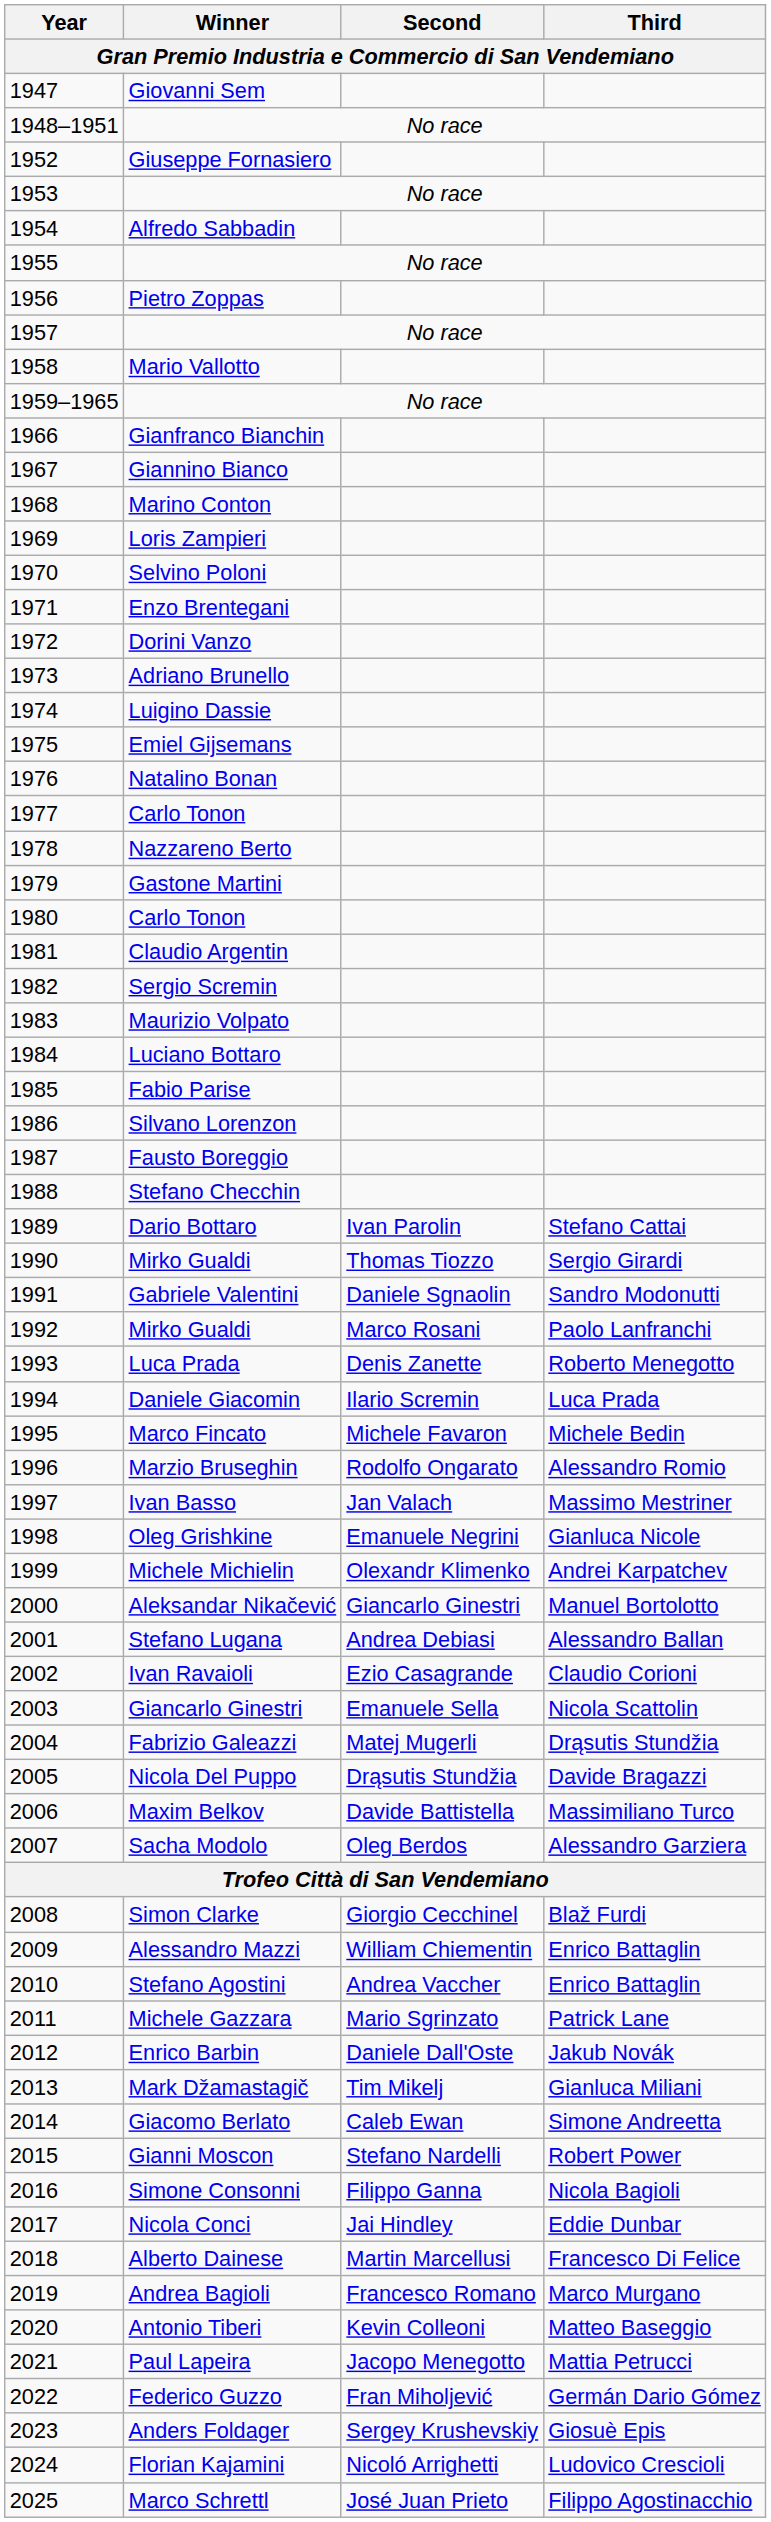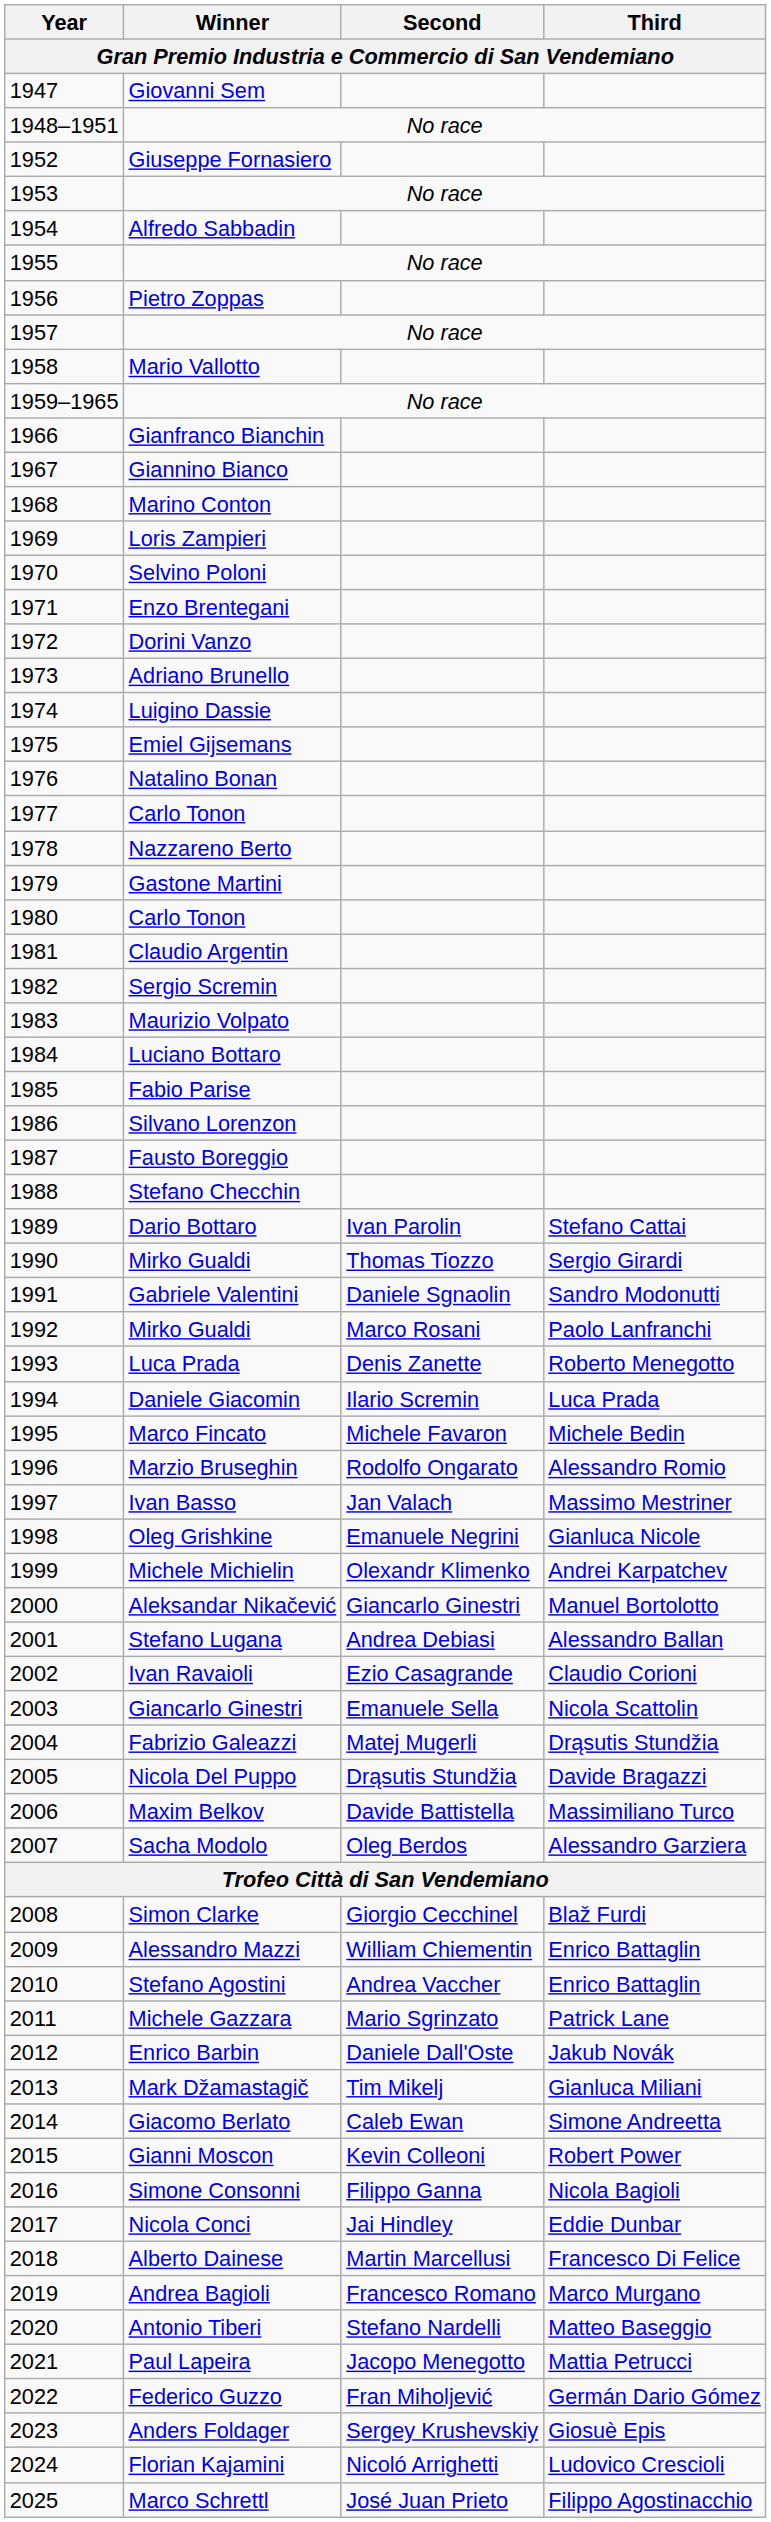(424, 2155) Stefano Nardelli -> (416, 2155) Kevin Colleoni
(416, 2328) Kevin Colleoni -> (424, 2328) Stefano Nardelli
